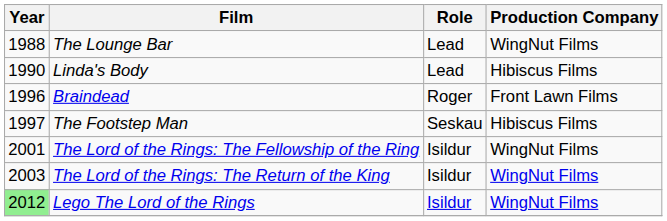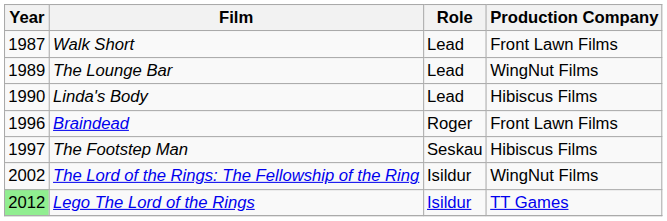+ row: (94, 44)
(27, 44) 1988 -> (27, 70) 1989
(27, 149) 2001 -> (27, 176) 2002
- row: (221, 176)
(544, 202) WingNut Films -> (529, 202) TT Games
